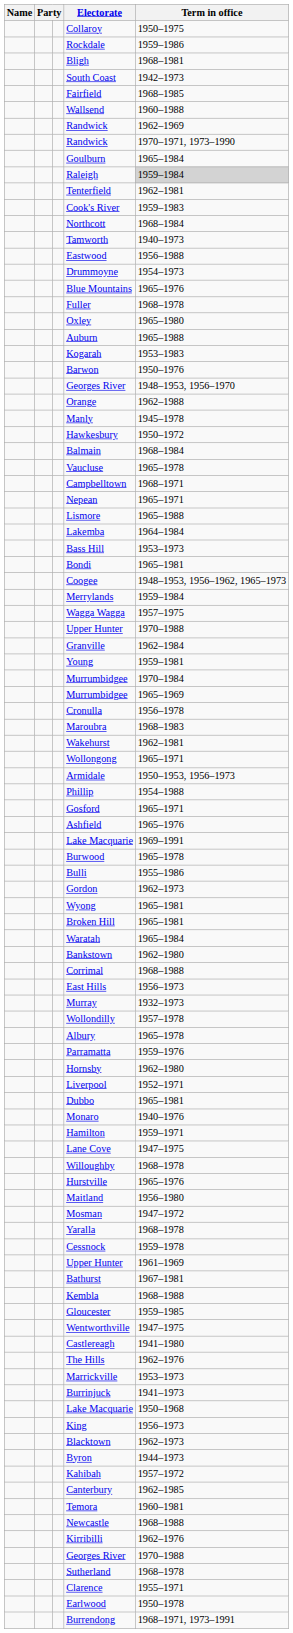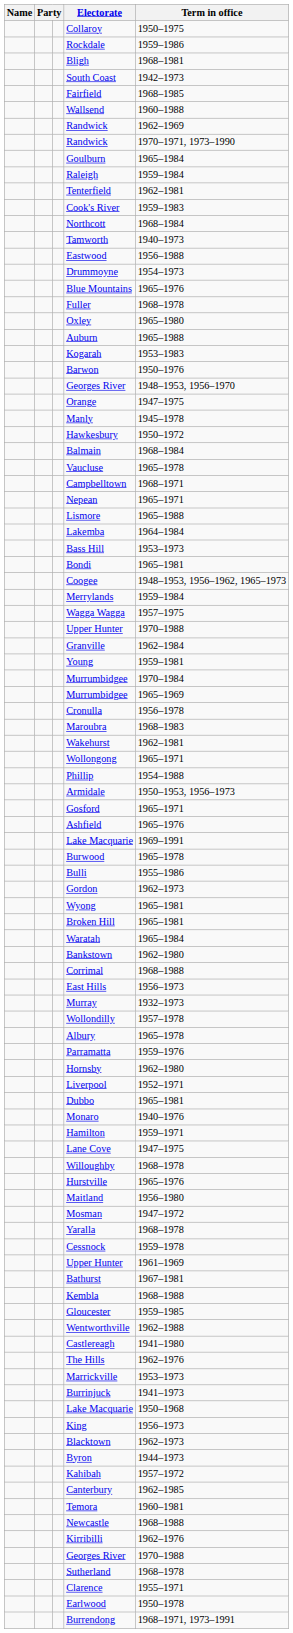(161, 175) lightgrey background -> (161, 175) no background
(161, 402) 1962–1988 -> (161, 402) 1947–1975
rows swapped: (19, 792) <-> (19, 776)
(161, 1328) 1947–1975 -> (161, 1328) 1962–1988
